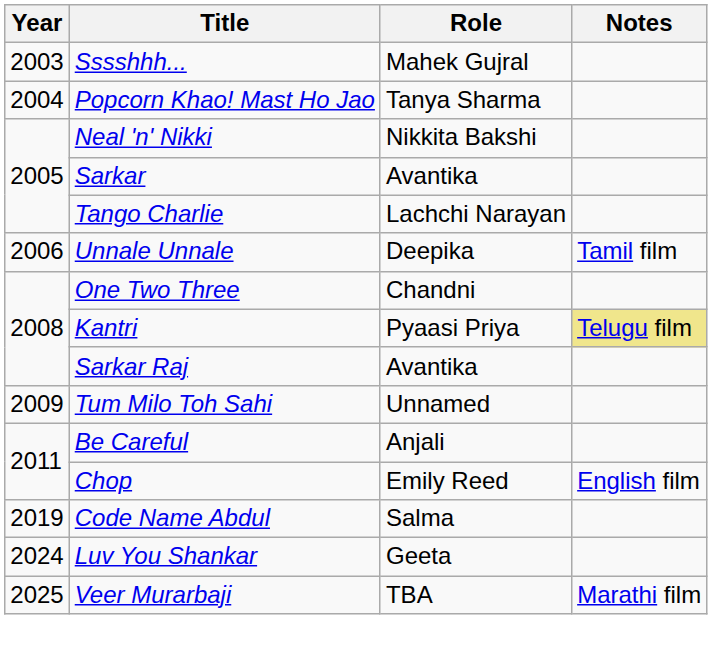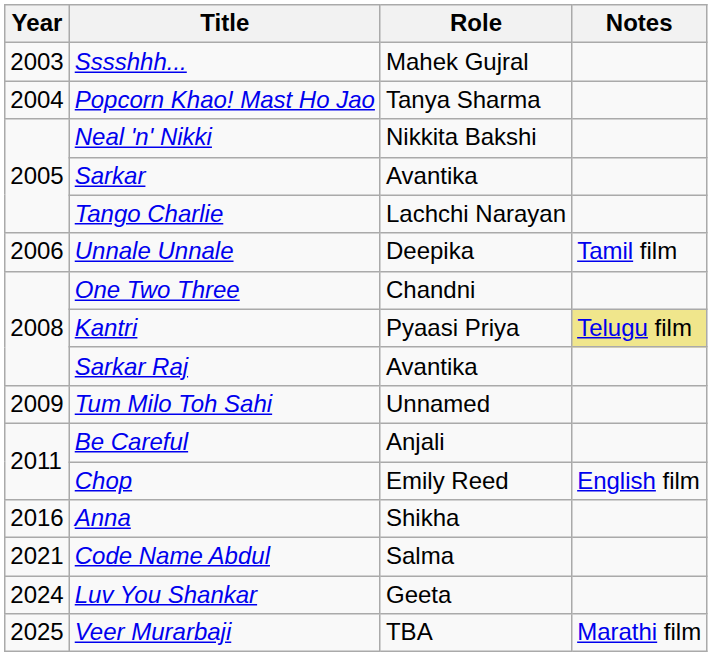+ row: (103, 518)
(37, 518) 2019 -> (37, 556) 2021
